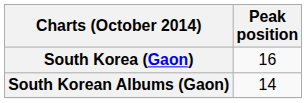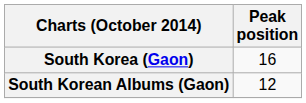(267, 85) 14 -> (267, 85) 12
